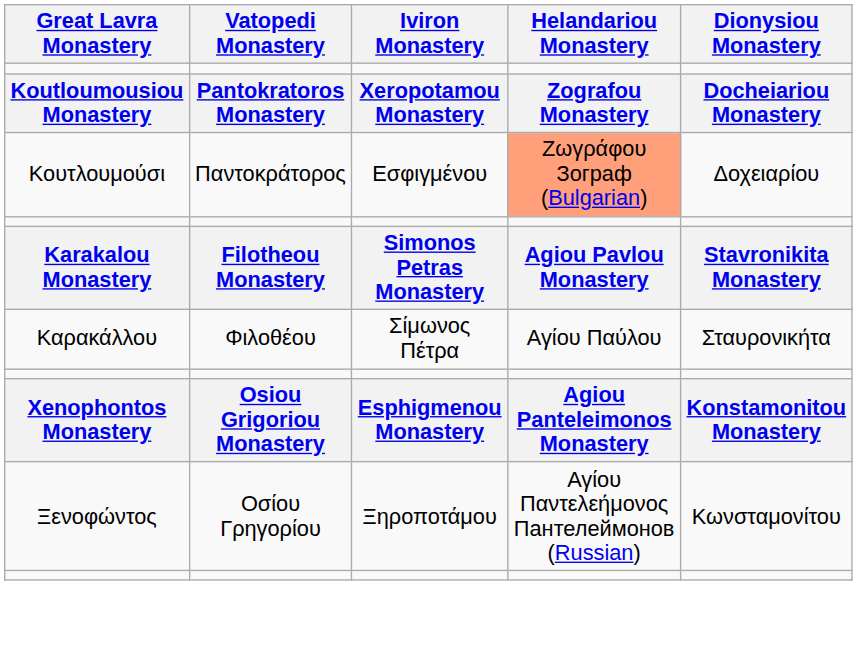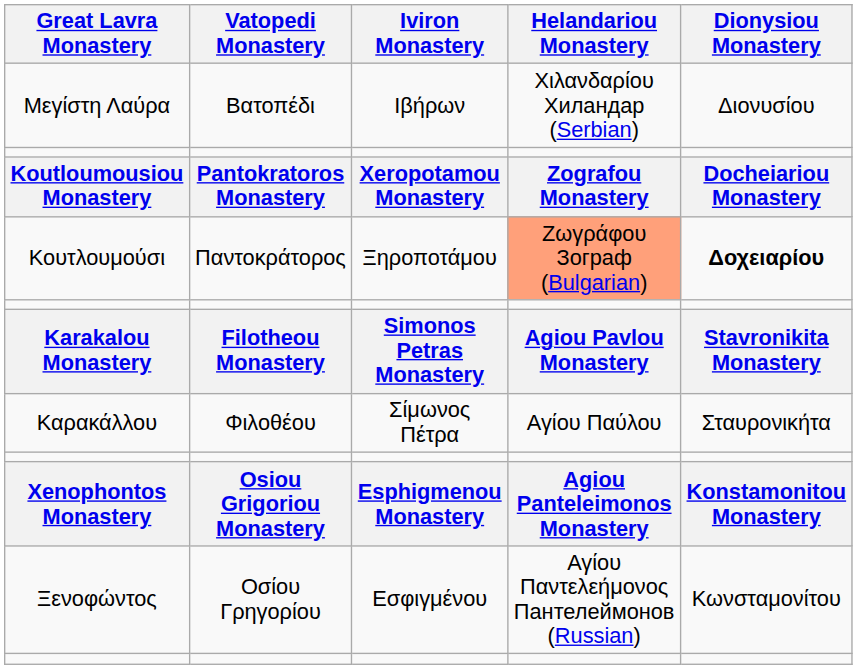+ row: (97, 105)
(430, 174) Εσφιγμένου -> (430, 257) Ξηροποτάμου
(766, 174) normal -> (766, 257) bold
(430, 515) Ξηροποτάμου -> (430, 599) Εσφιγμένου
